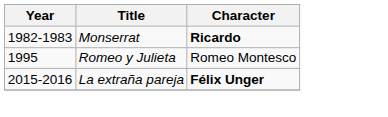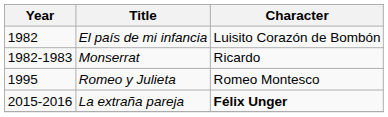+ row: (143, 37)
(216, 37) bold -> (237, 58) normal
